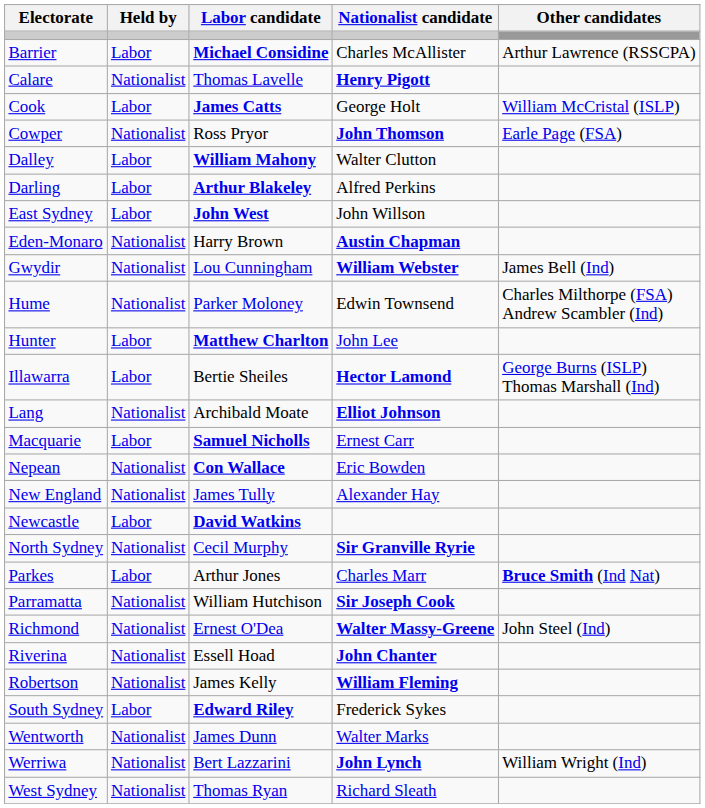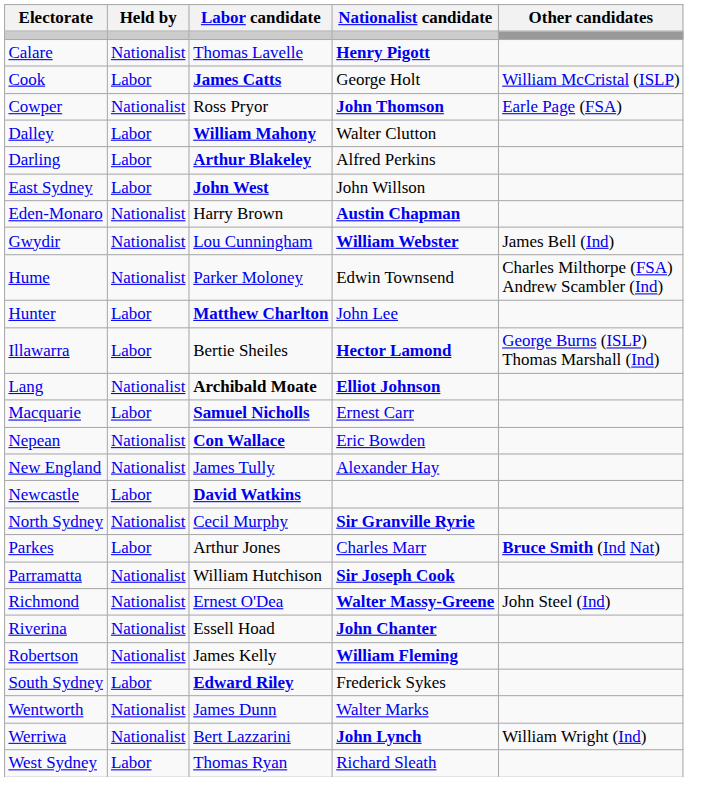- row: (32, 52)
(251, 413) normal -> (255, 386) bold
(148, 790) Nationalist -> (131, 763) Labor
